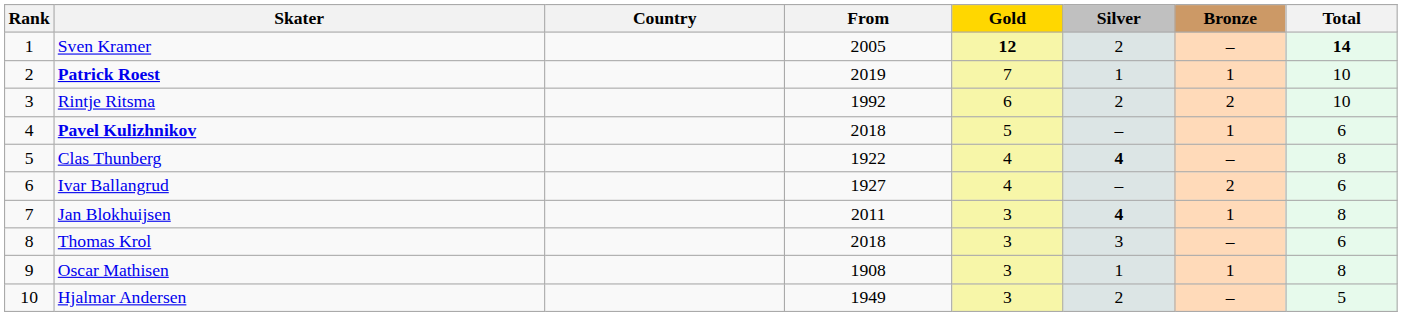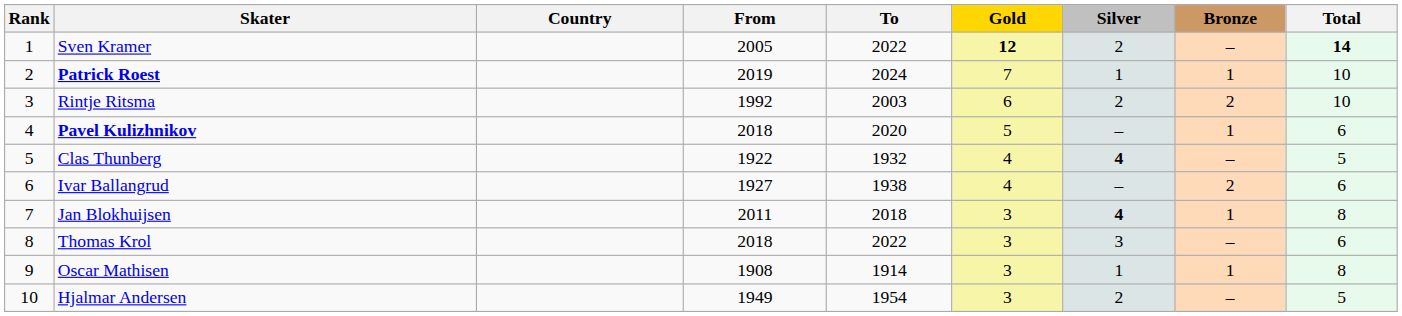+ column: (889, 18)
(1342, 158) 8 -> (1342, 158) 5
